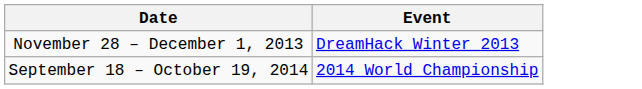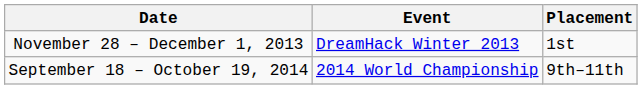+ column: (590, 18)
